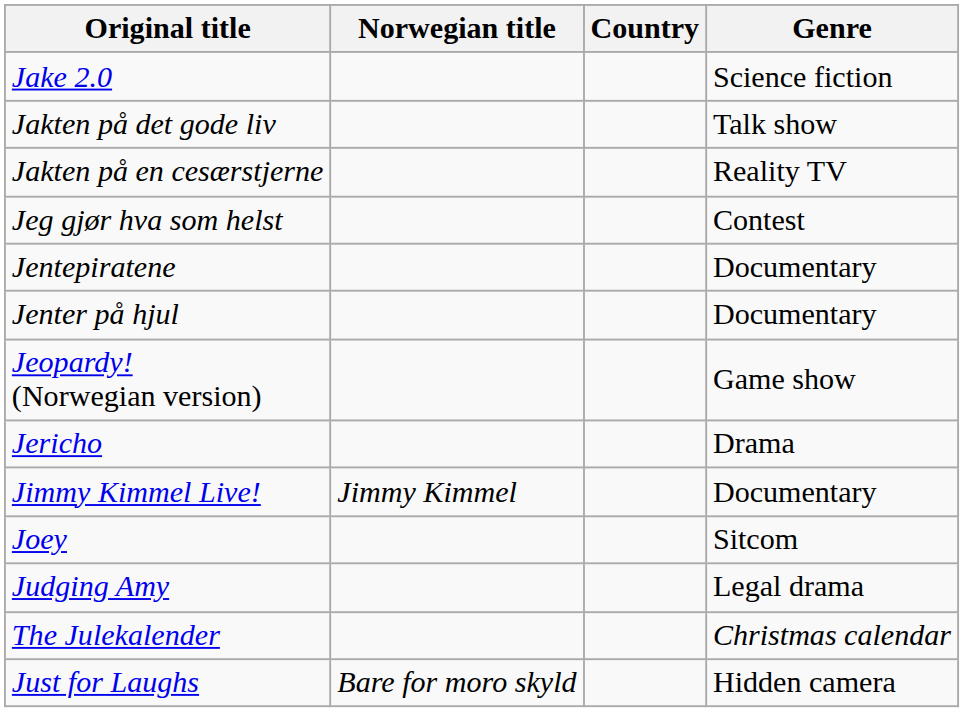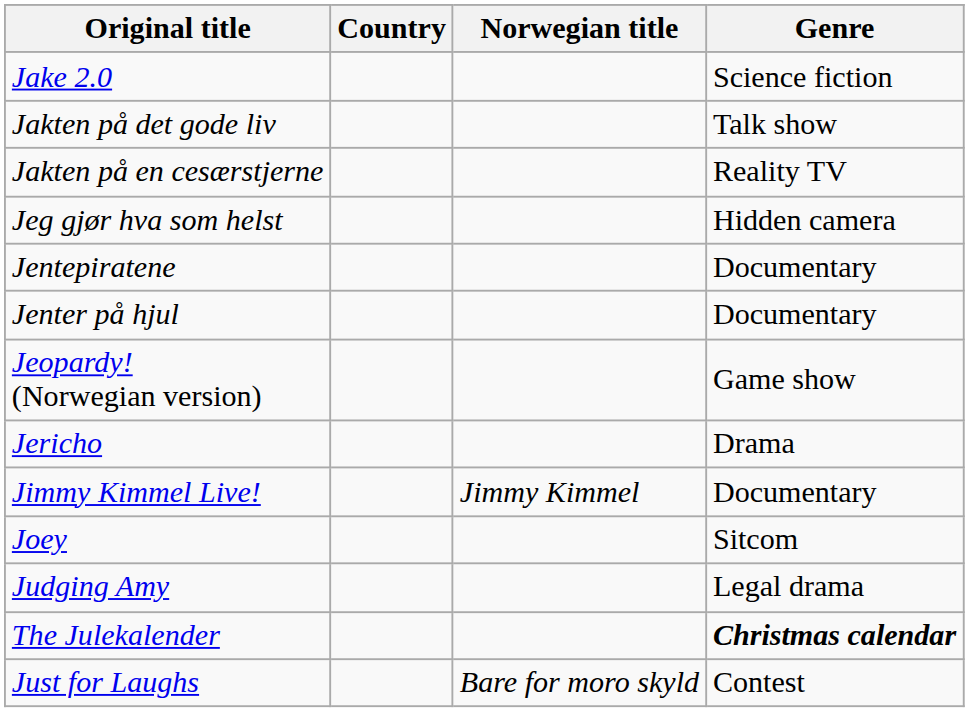columns swapped: (645, 28) <-> (457, 28)
(759, 219) Contest -> (804, 219) Hidden camera
(832, 634) normal -> (835, 634) bold
(804, 682) Hidden camera -> (759, 682) Contest
